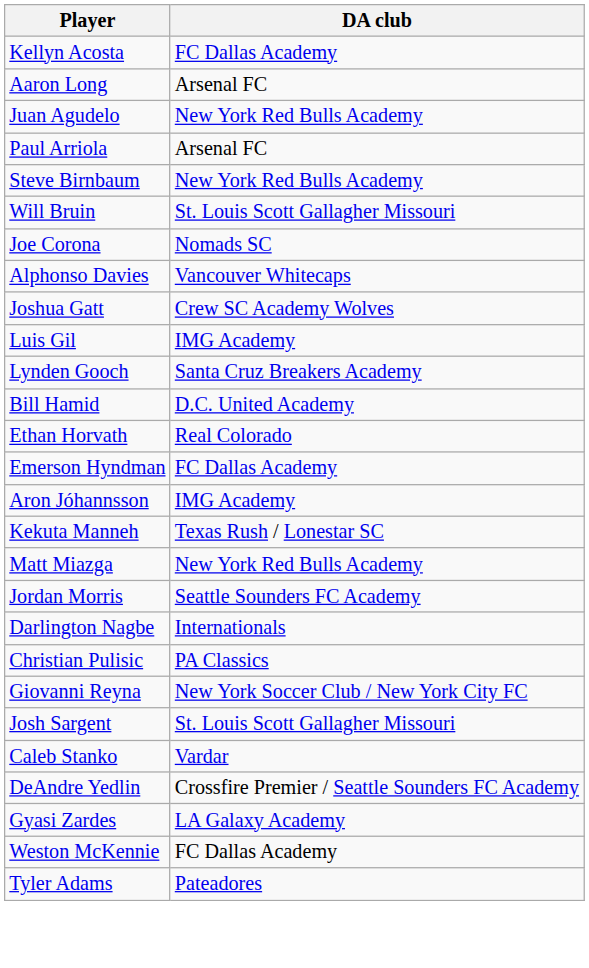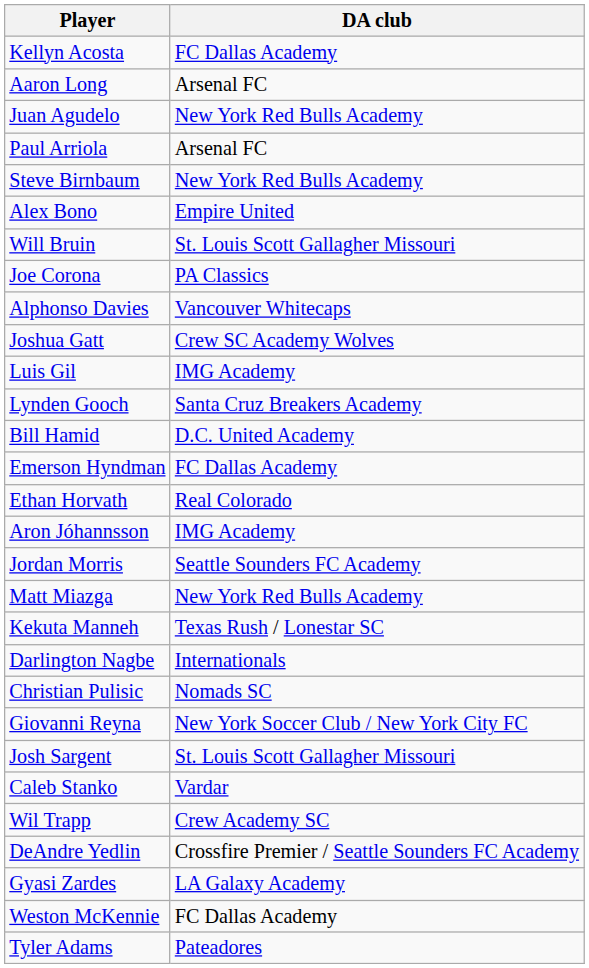+ row: (53, 212)
(223, 244) Nomads SC -> (222, 276) PA Classics
rows swapped: (68, 436) <-> (87, 468)
rows swapped: (74, 532) <-> (66, 595)
(222, 659) PA Classics -> (223, 691) Nomads SC
+ row: (50, 819)
